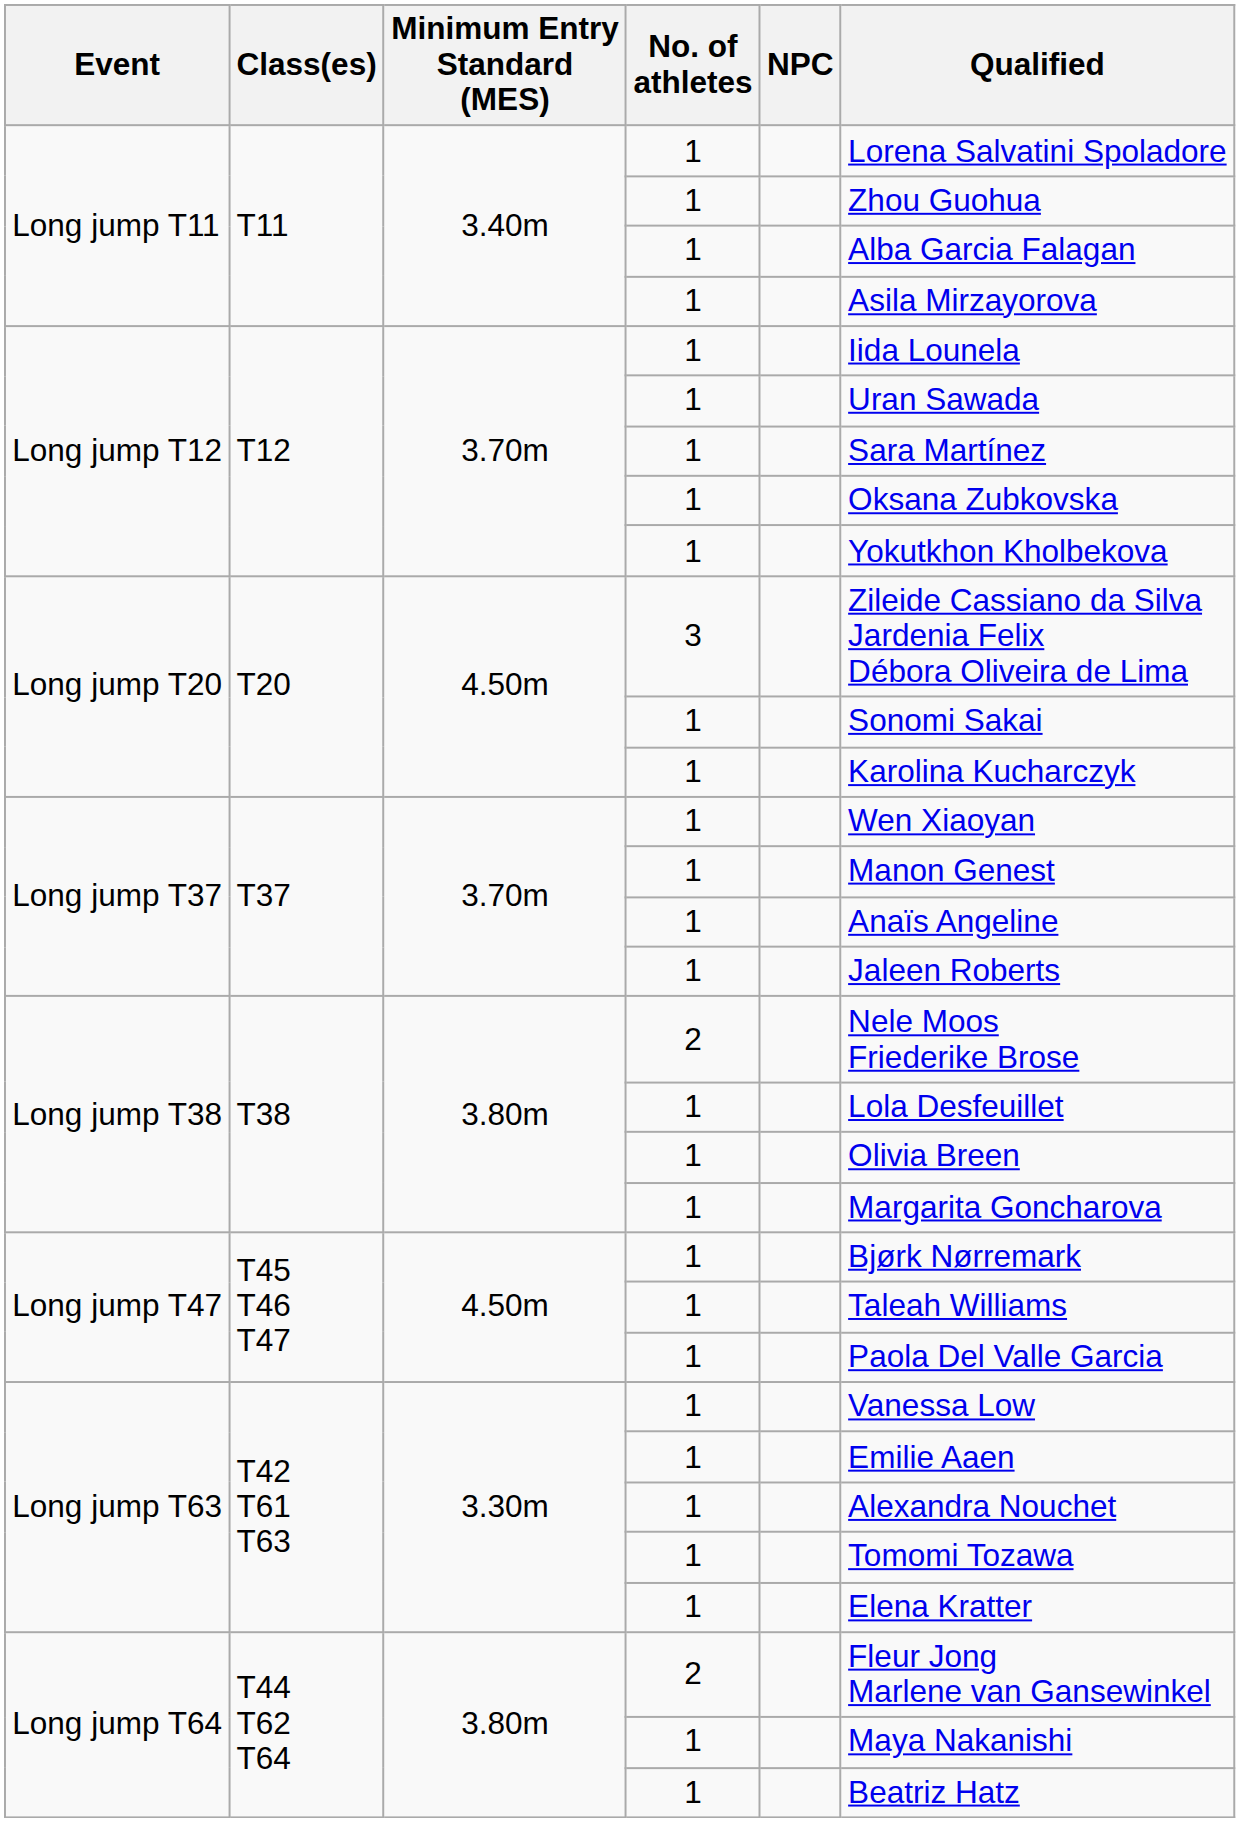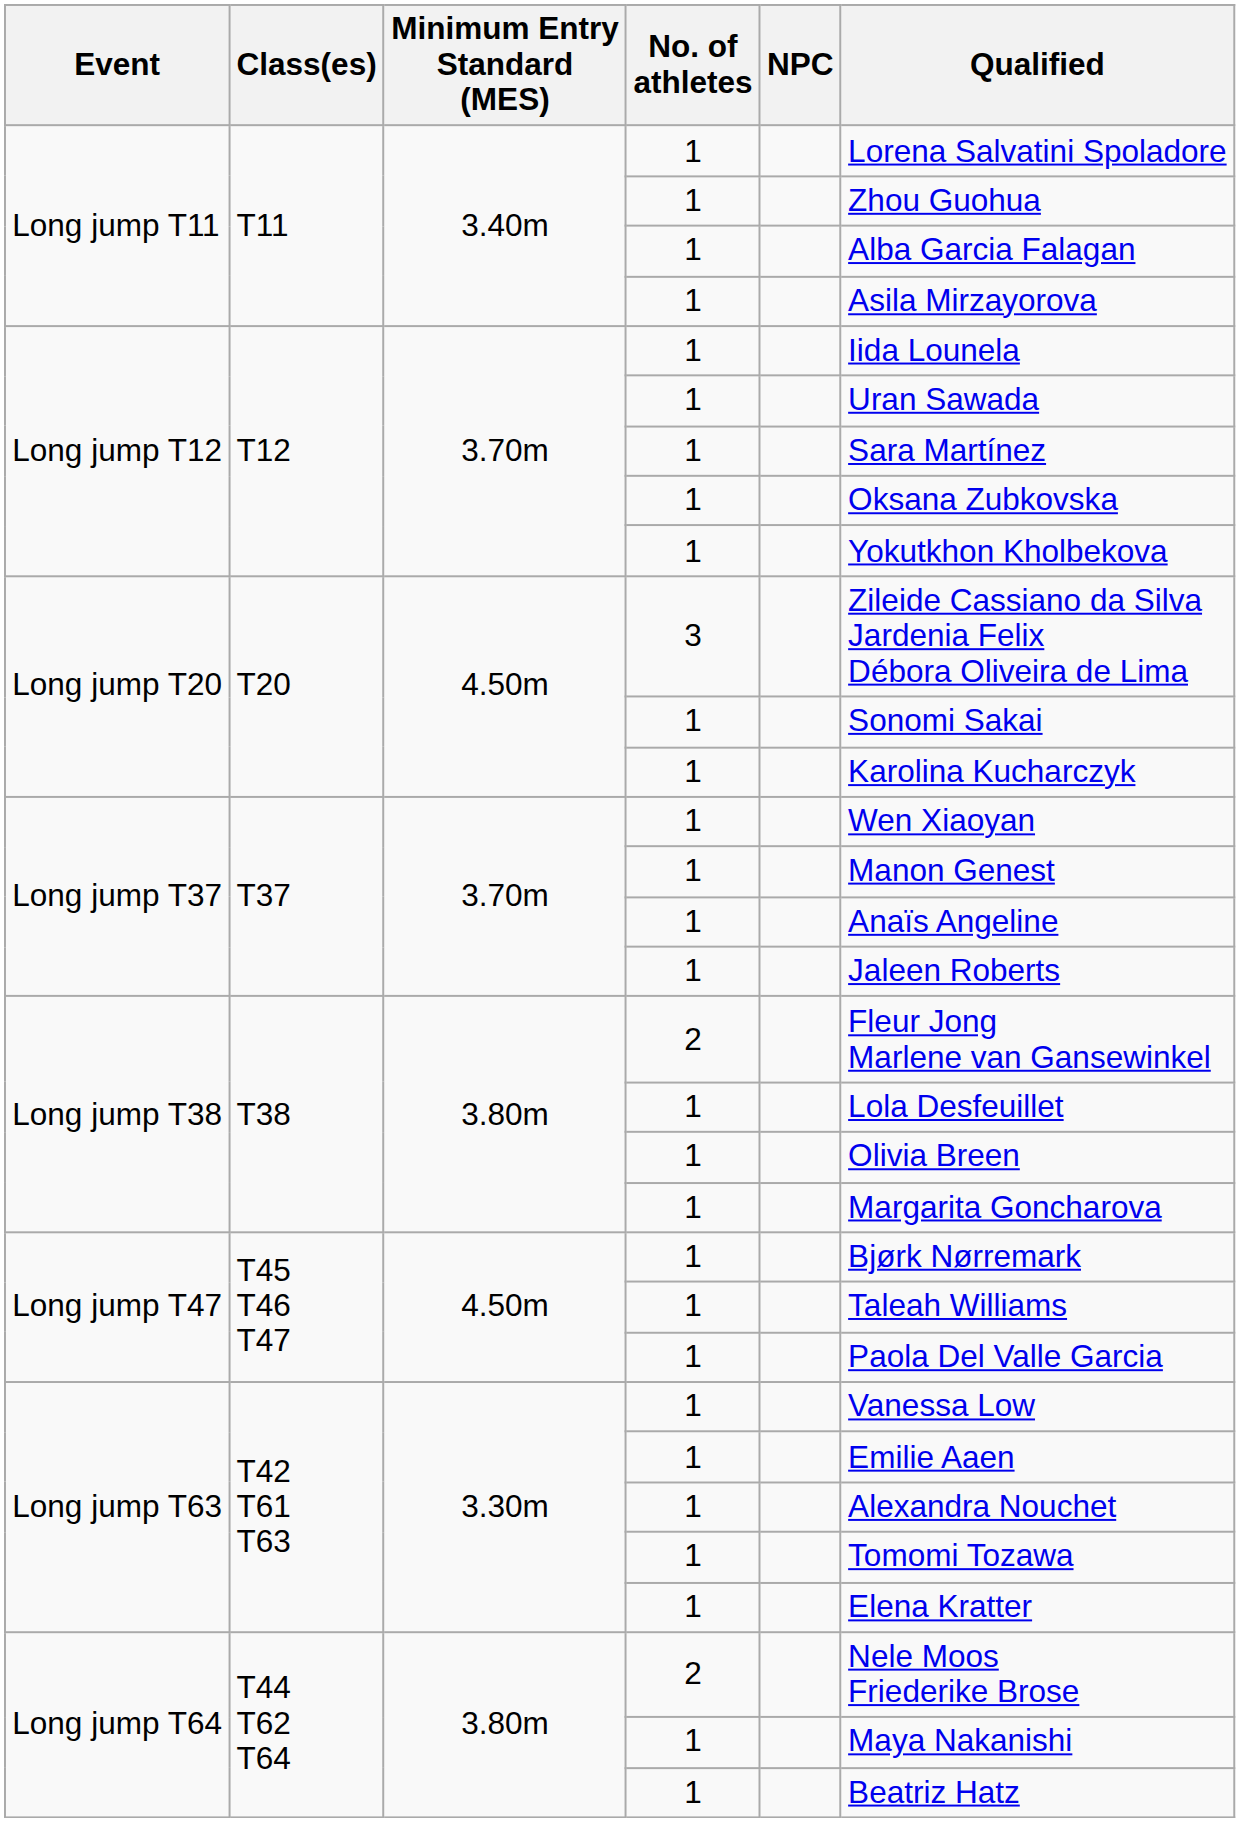(964, 1038) Nele Moos Friederike Brose -> (1029, 1038) Fleur Jong Marlene van Gansewinkel
(1029, 1674) Fleur Jong Marlene van Gansewinkel -> (964, 1674) Nele Moos Friederike Brose
